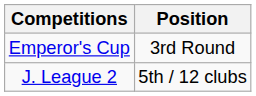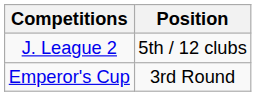rows swapped: (69, 76) <-> (69, 47)
